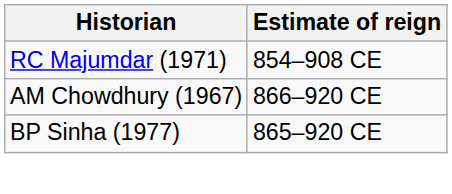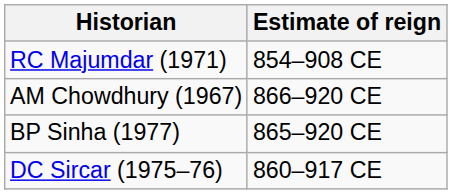+ row: (116, 170)
